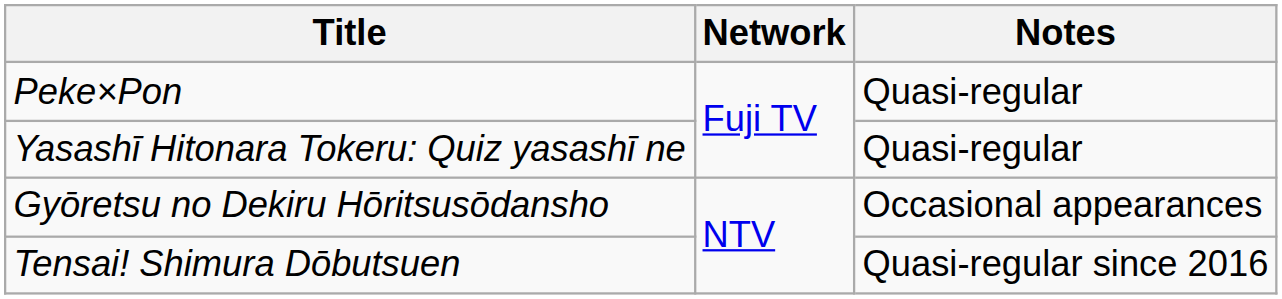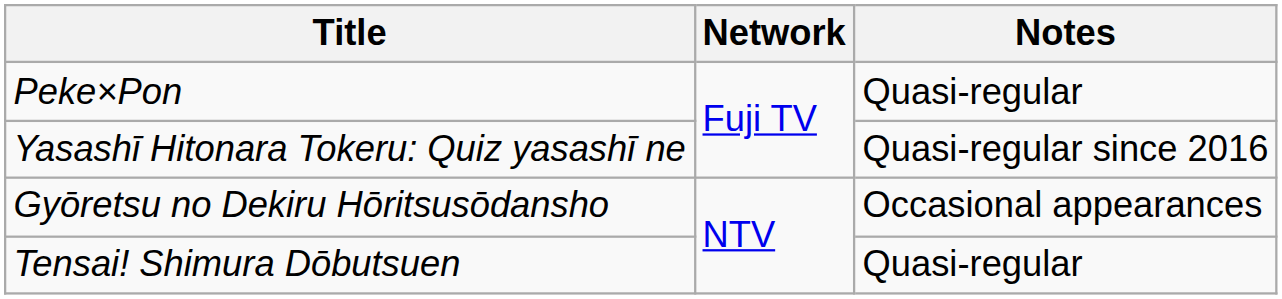(973, 148) Quasi-regular -> (1065, 148) Quasi-regular since 2016
(1065, 263) Quasi-regular since 2016 -> (973, 263) Quasi-regular
